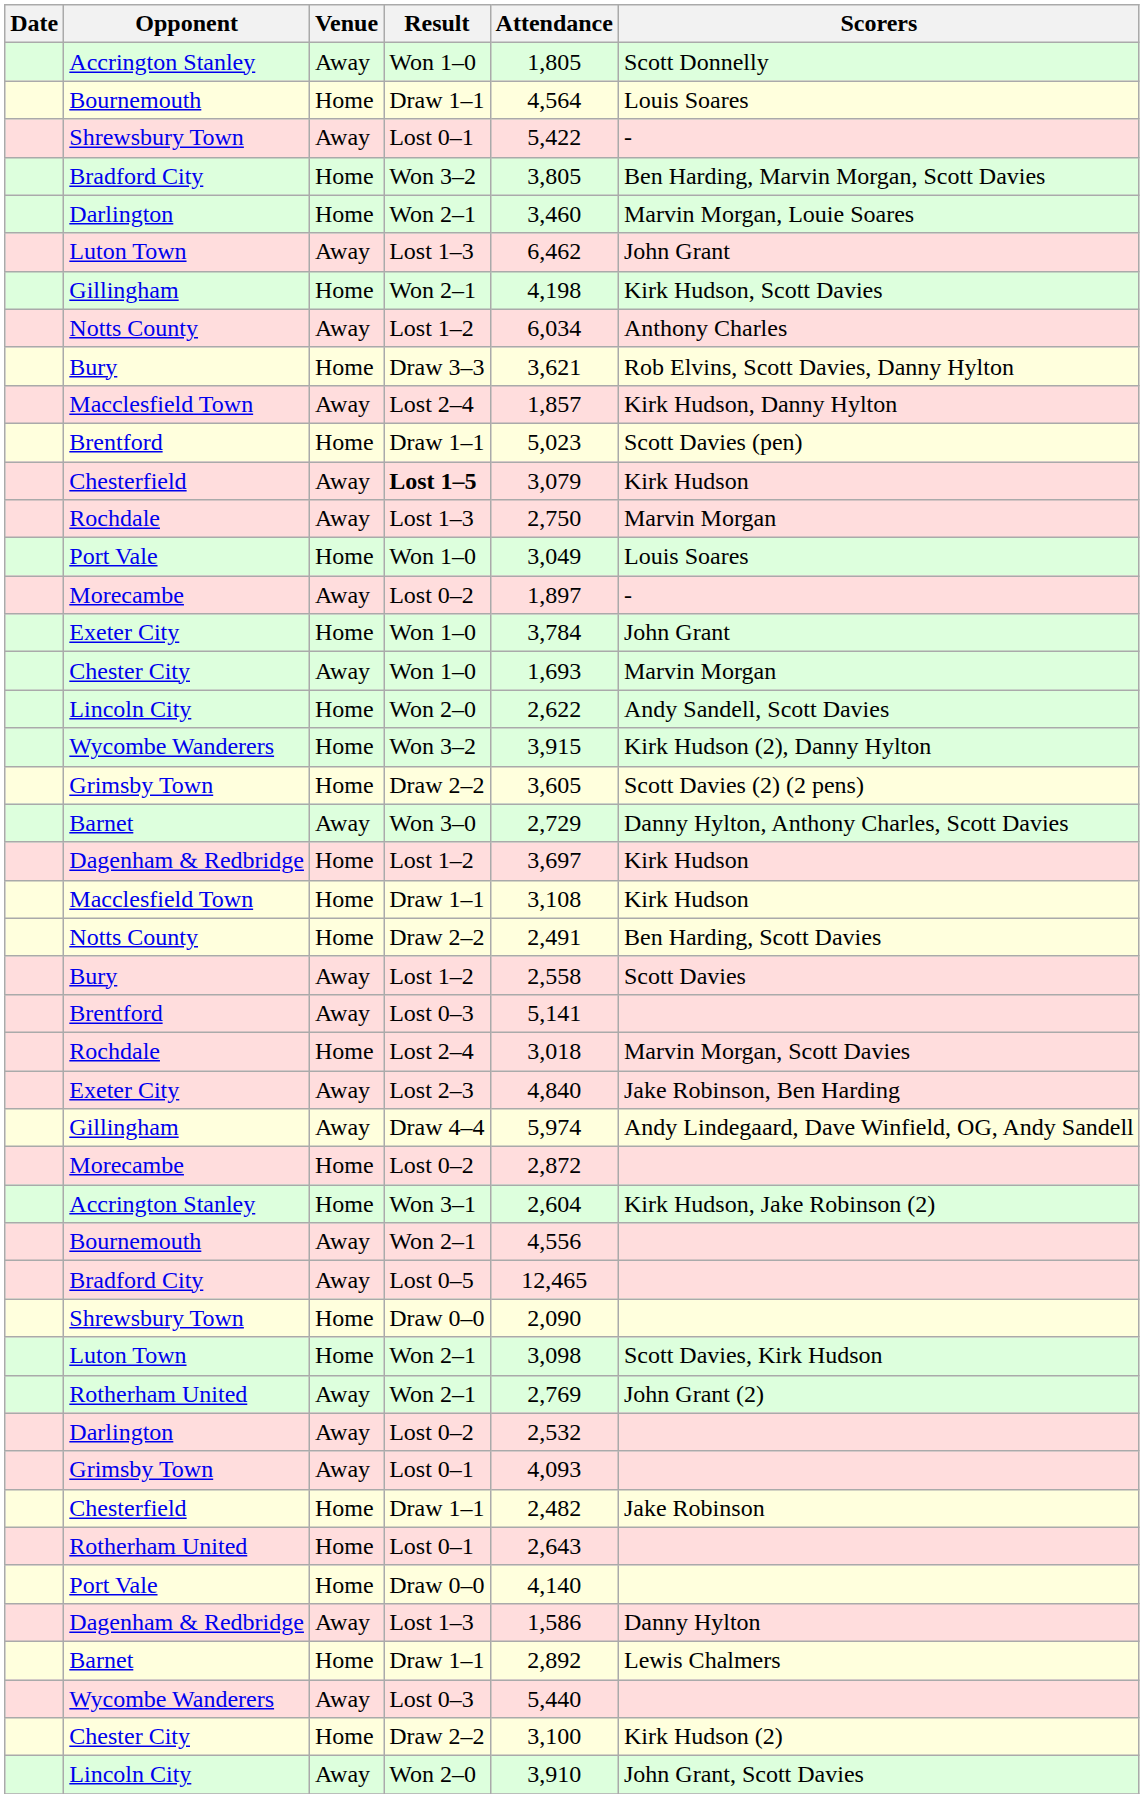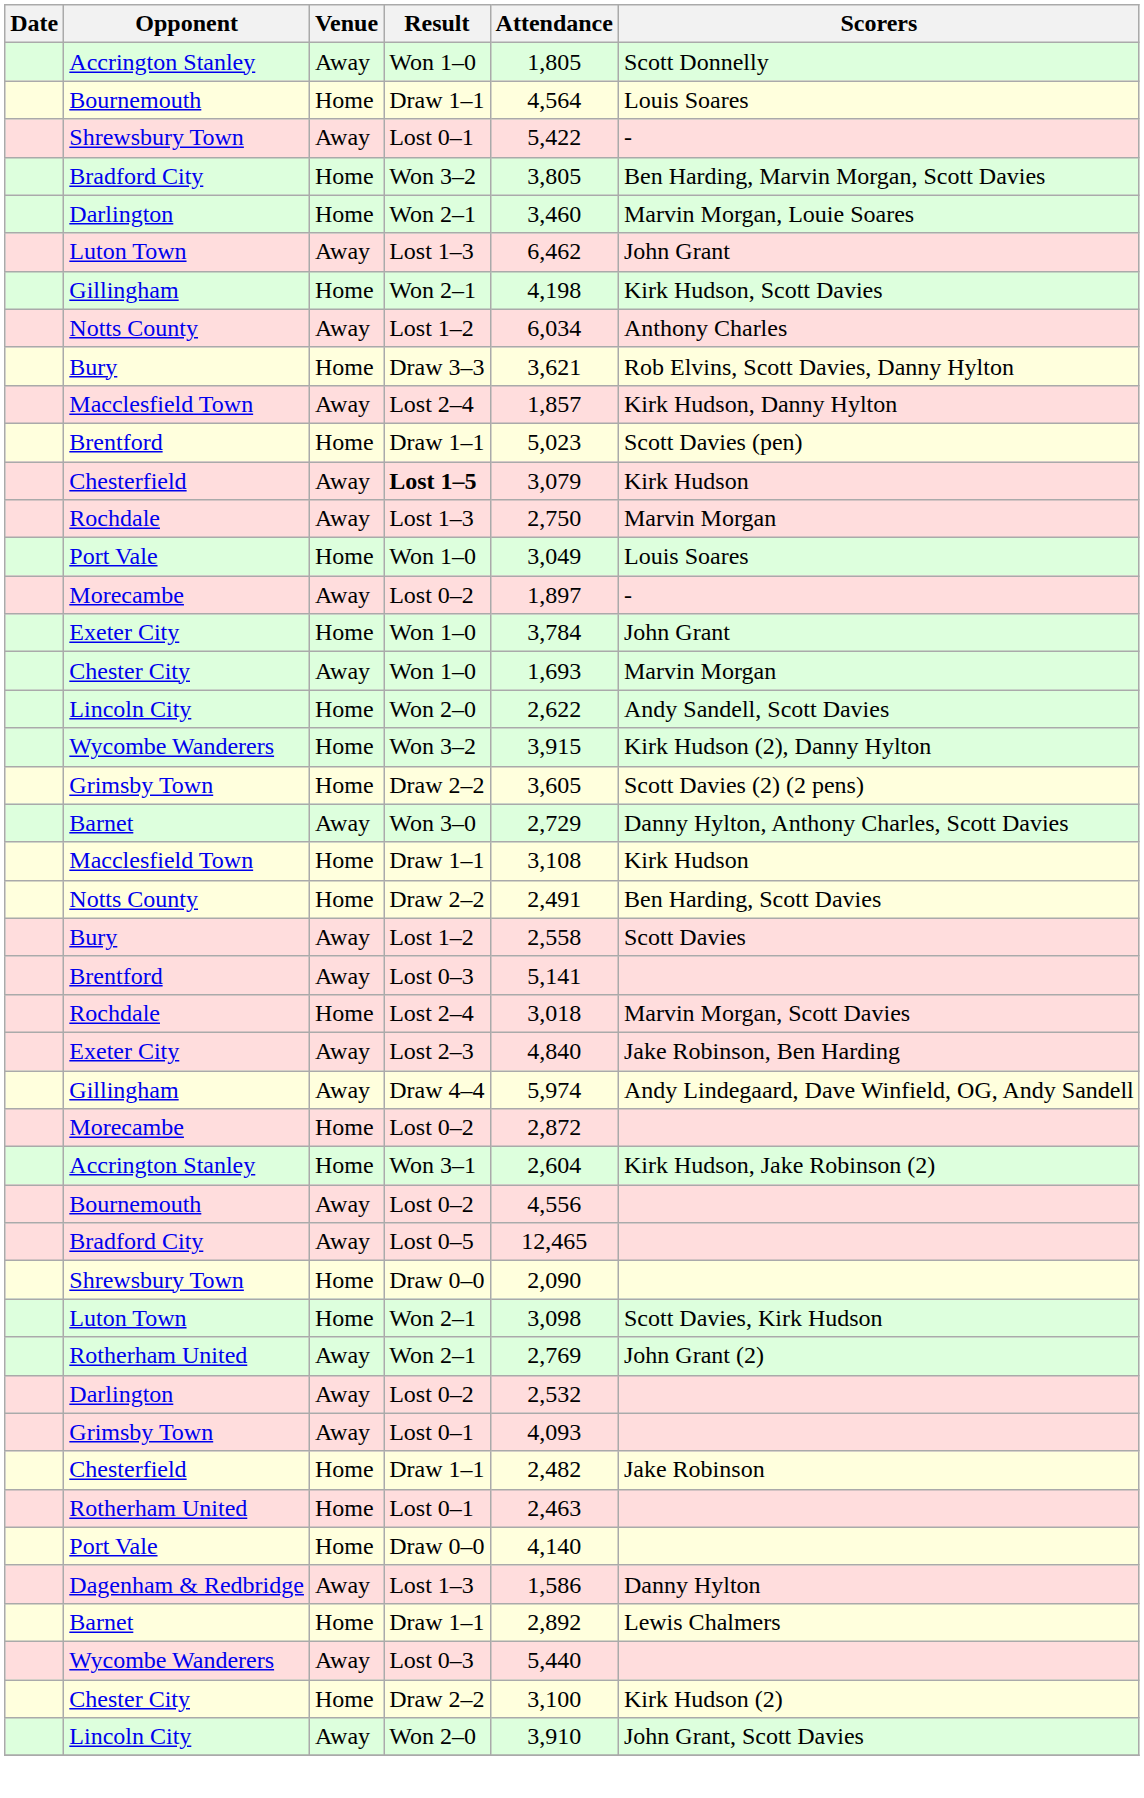- row: (187, 860)
(433, 1241) Won 2–1 -> (432, 1203) Lost 0–2
(554, 1546) 2,643 -> (554, 1507) 2,463
